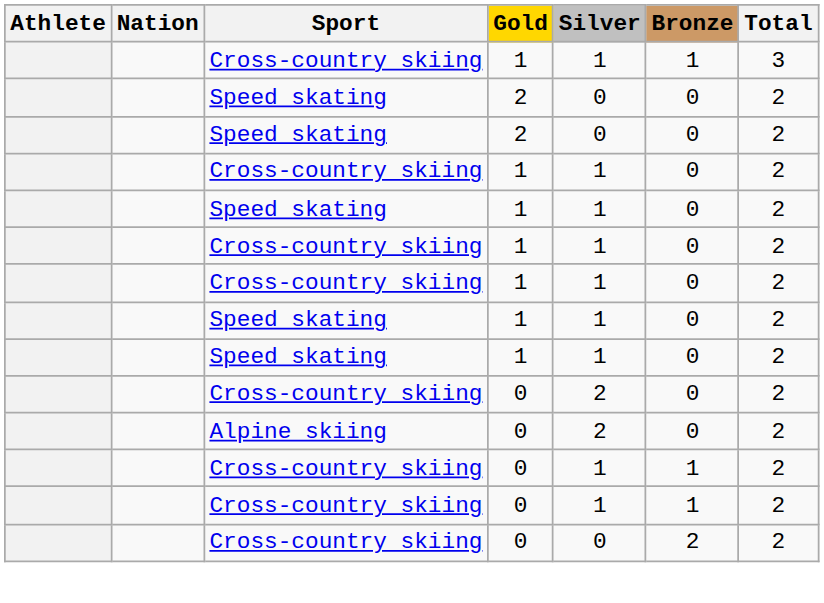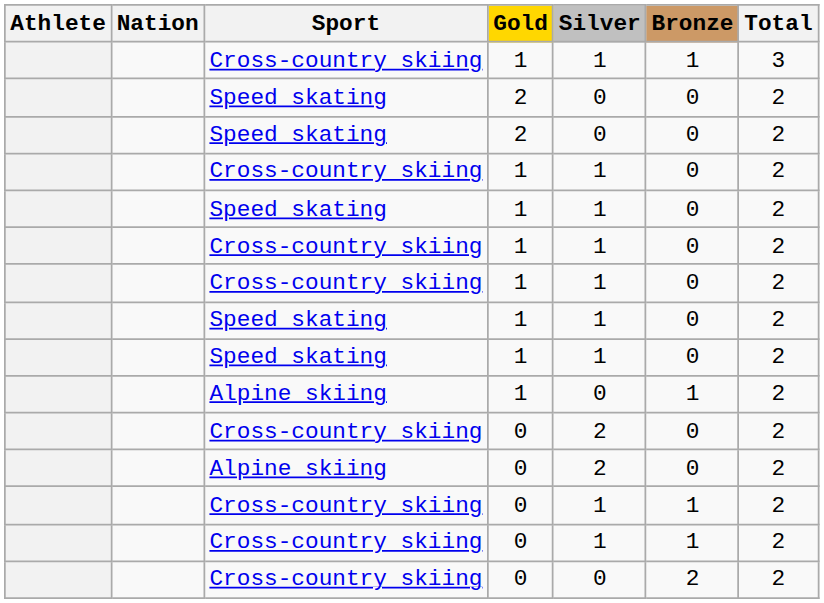+ row: (298, 394)
